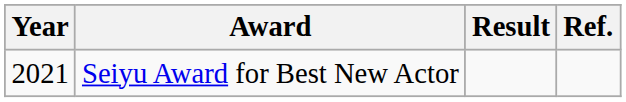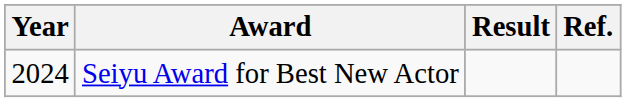(40, 72) 2021 -> (40, 72) 2024
